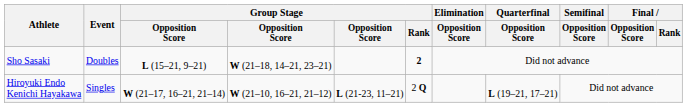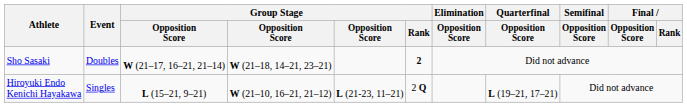(174, 66) L (15–21, 9–21) -> (174, 66) W (21–17, 16–21, 21–14)
(174, 94) W (21–17, 16–21, 21–14) -> (174, 94) L (15–21, 9–21)
